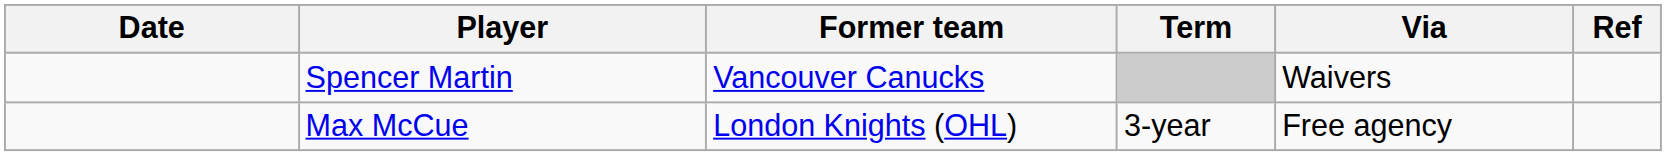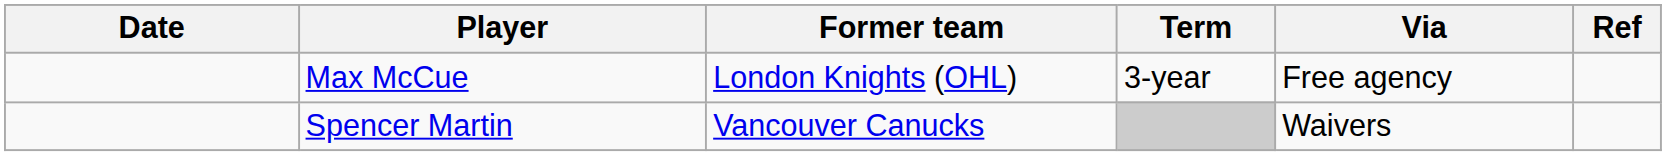rows swapped: (409, 77) <-> (387, 125)
